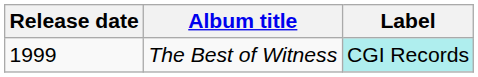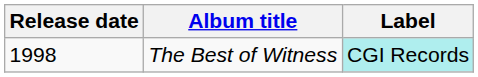(33, 54) 1999 -> (33, 54) 1998
